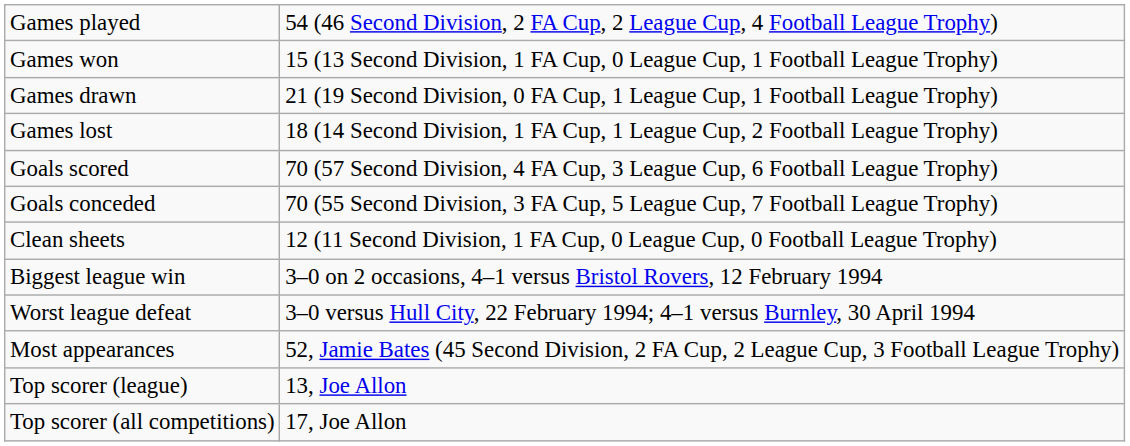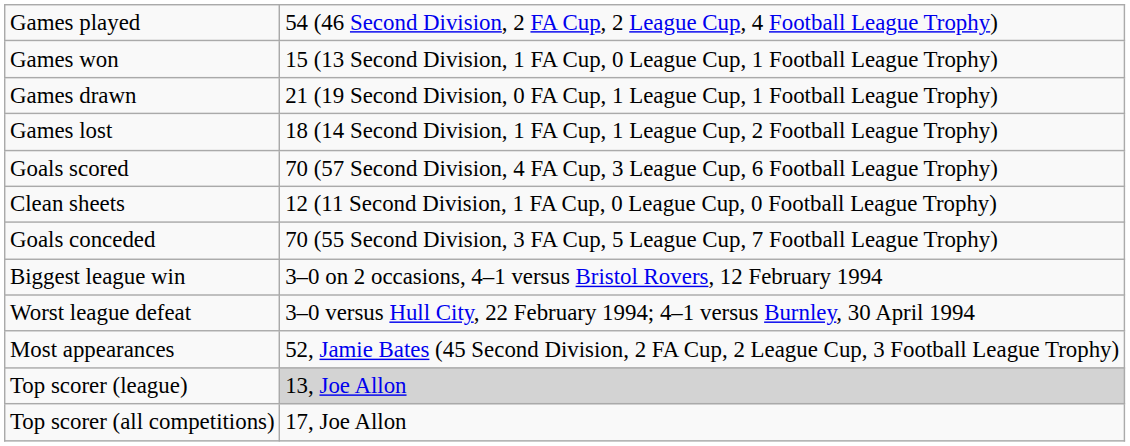rows swapped: (83, 204) <-> (67, 240)
(346, 385) no background -> (346, 385) lightgrey background
